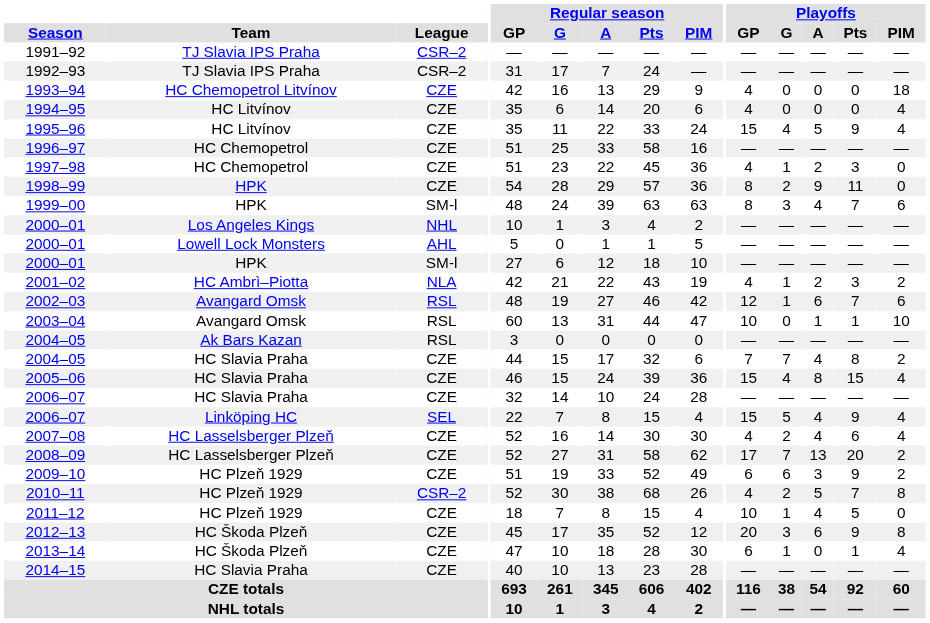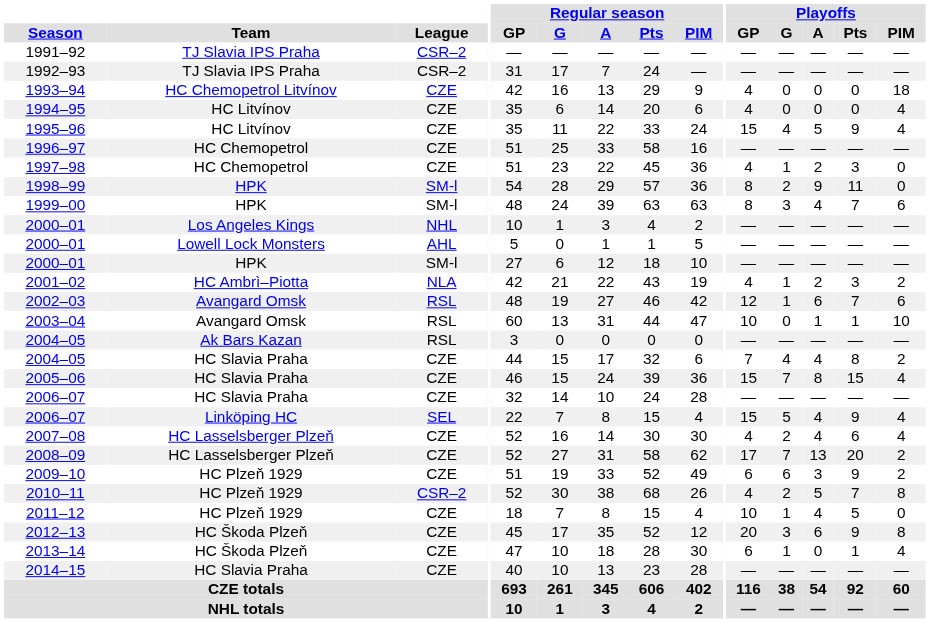(442, 186) CZE -> (442, 186) SM-l
(786, 359) 7 -> (786, 359) 4
(786, 378) 4 -> (786, 378) 7
